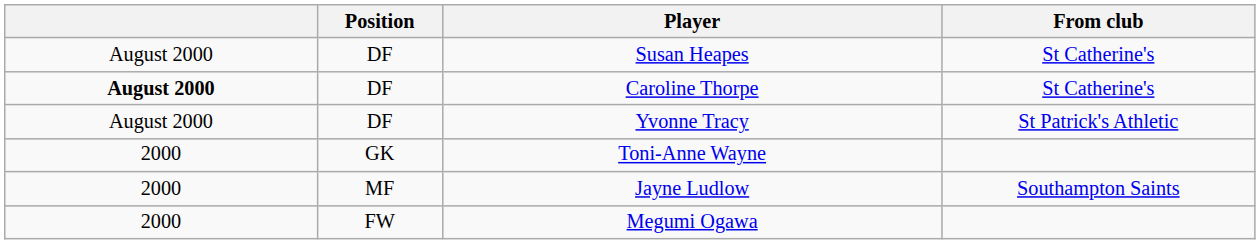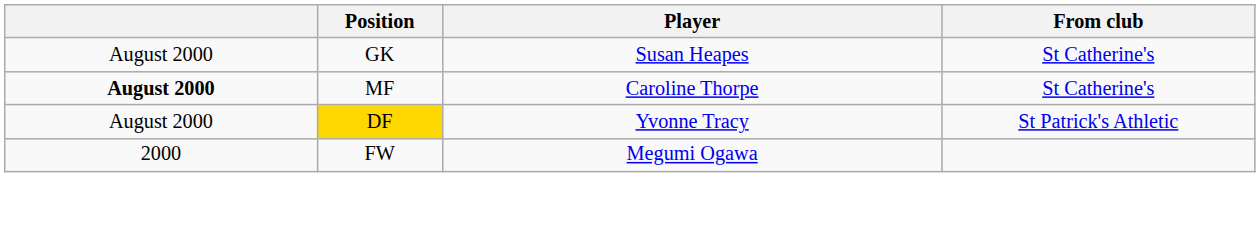(380, 54) DF -> (380, 54) GK
(380, 87) DF -> (380, 87) MF
(380, 121) no background -> (380, 121) gold background
- row: (692, 154)
- row: (692, 187)
